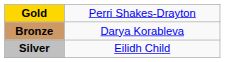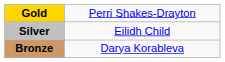rows swapped: (34, 48) <-> (34, 31)
